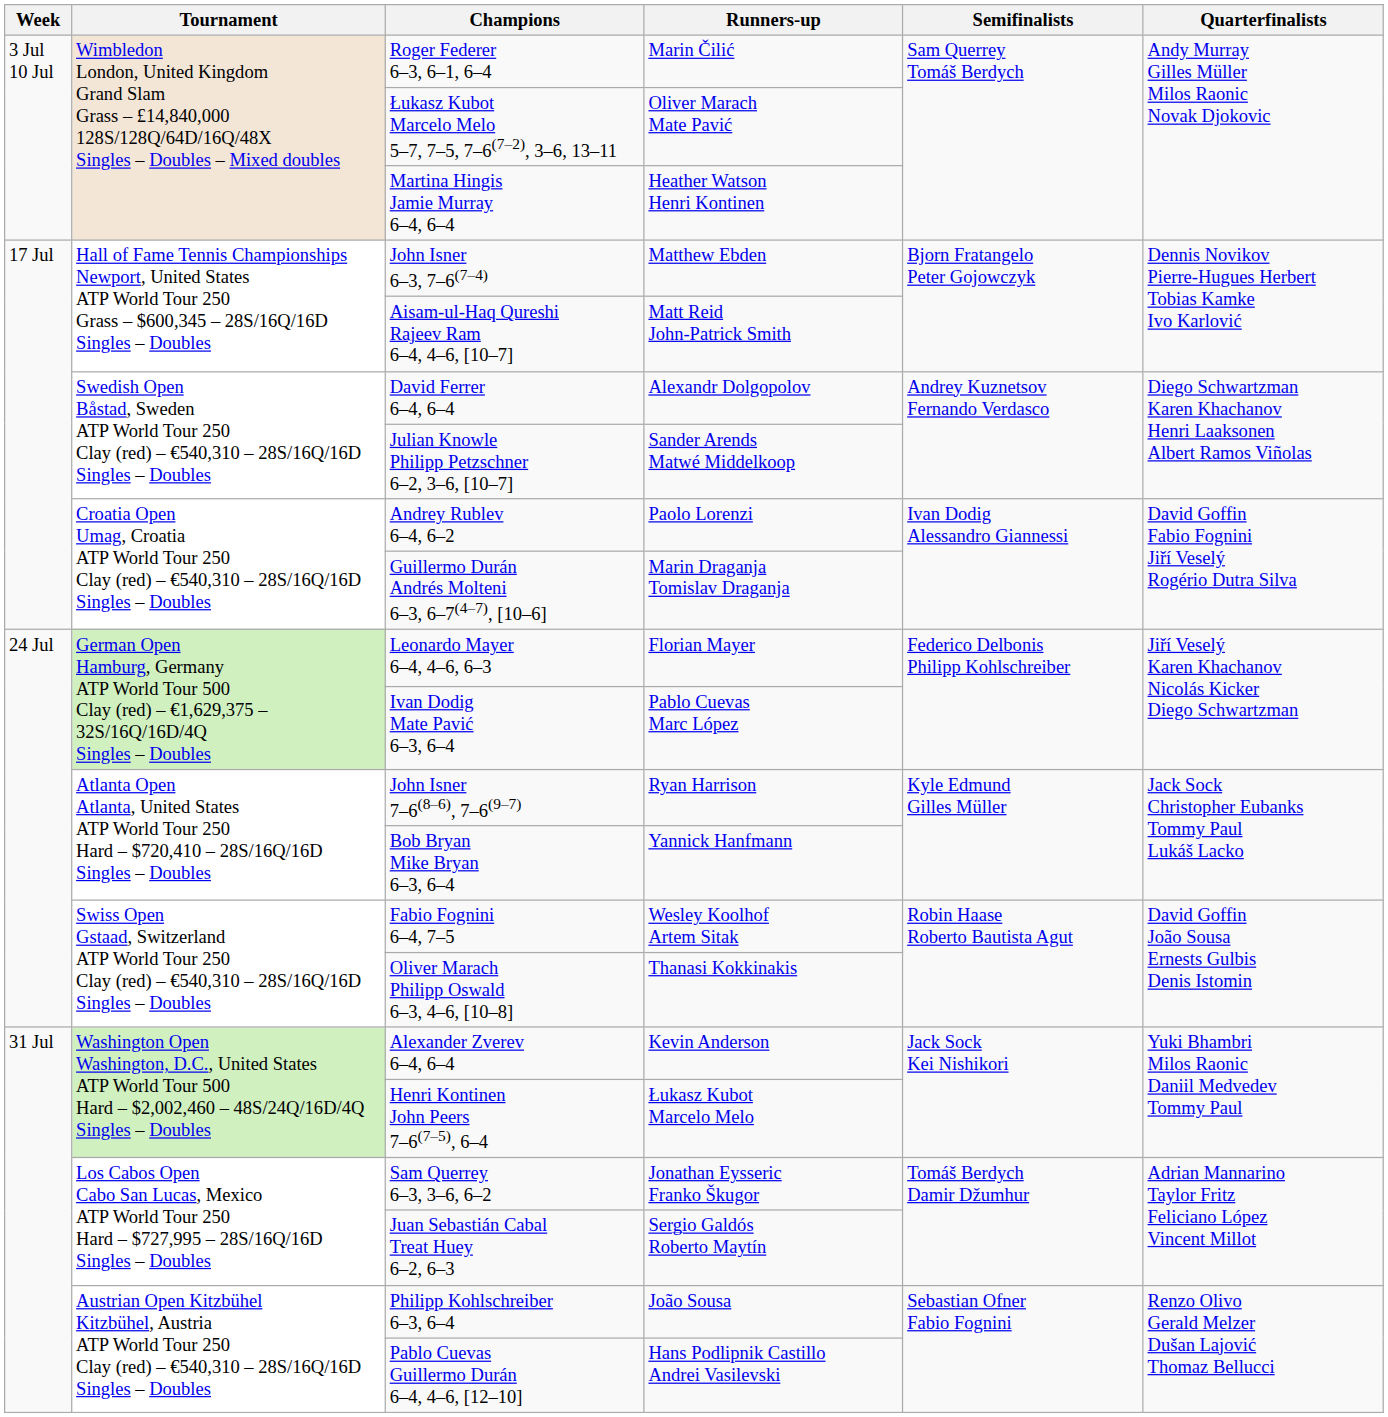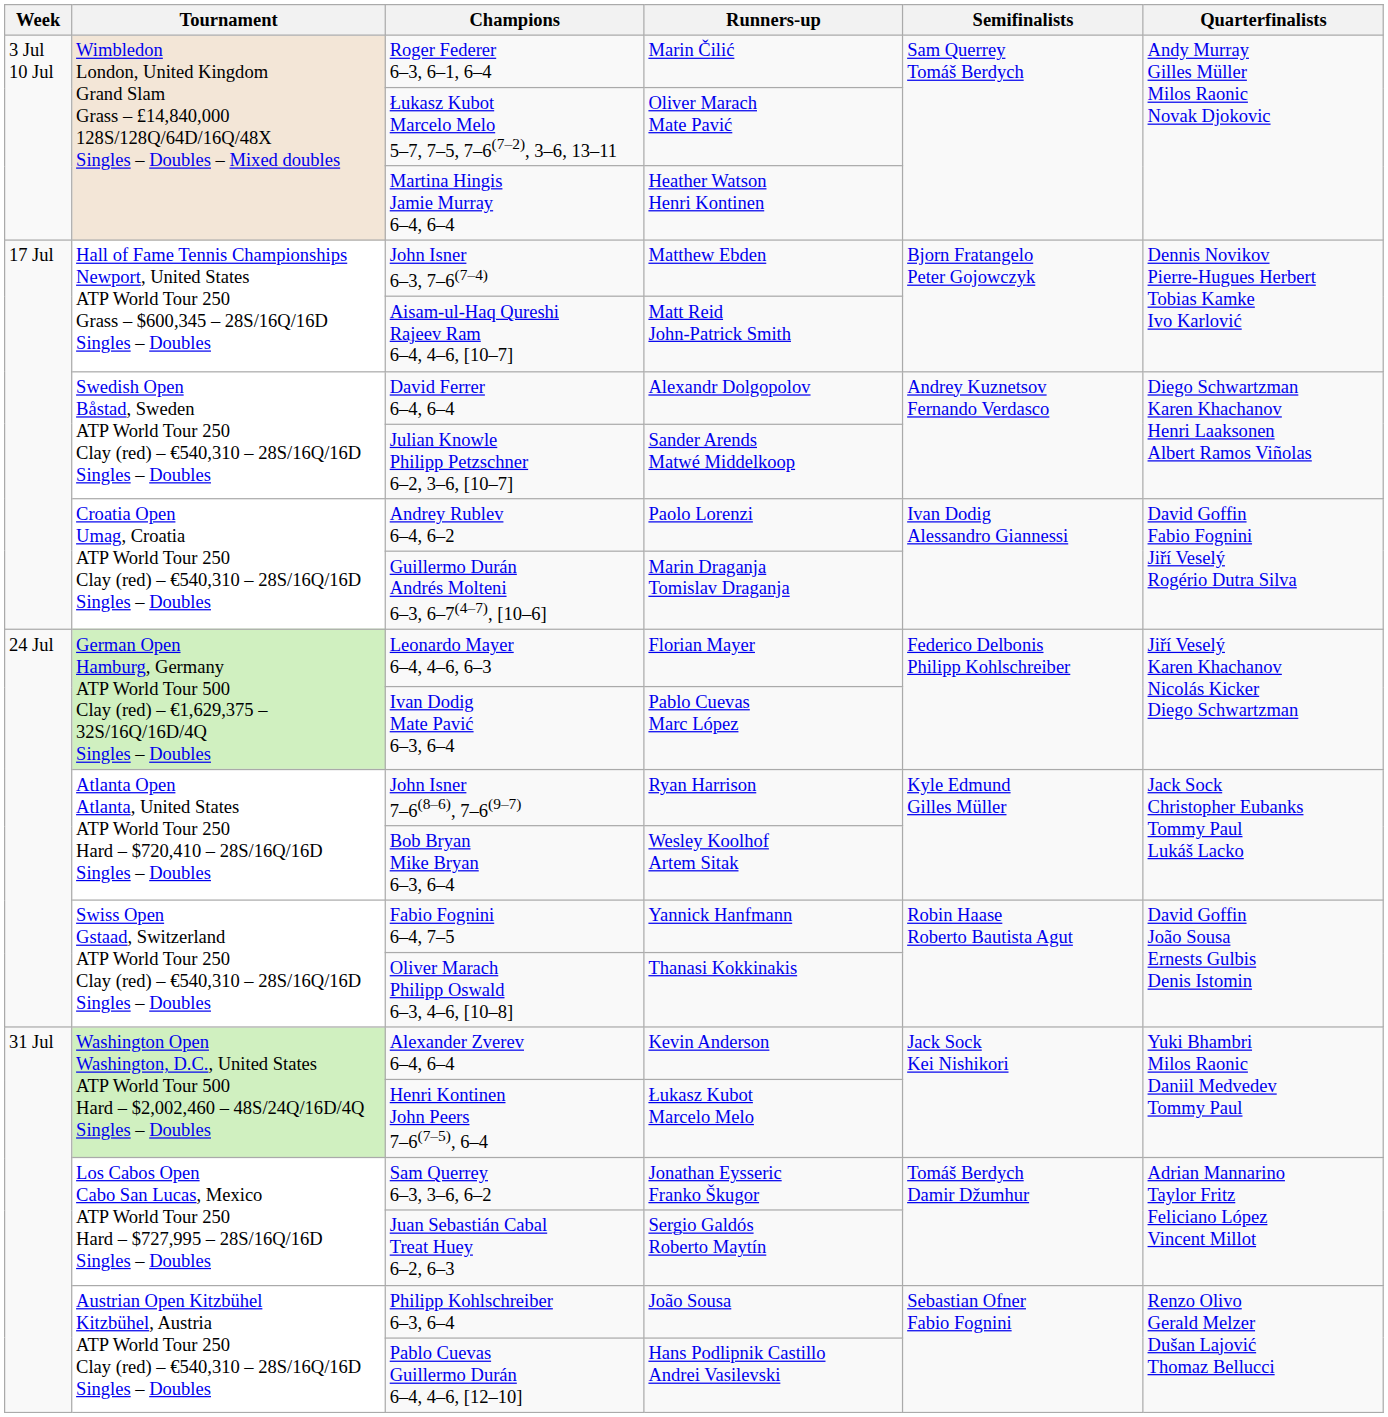(720, 841) Yannick Hanfmann -> (709, 852) Wesley Koolhof Artem Sitak
(709, 926) Wesley Koolhof Artem Sitak -> (720, 915) Yannick Hanfmann
